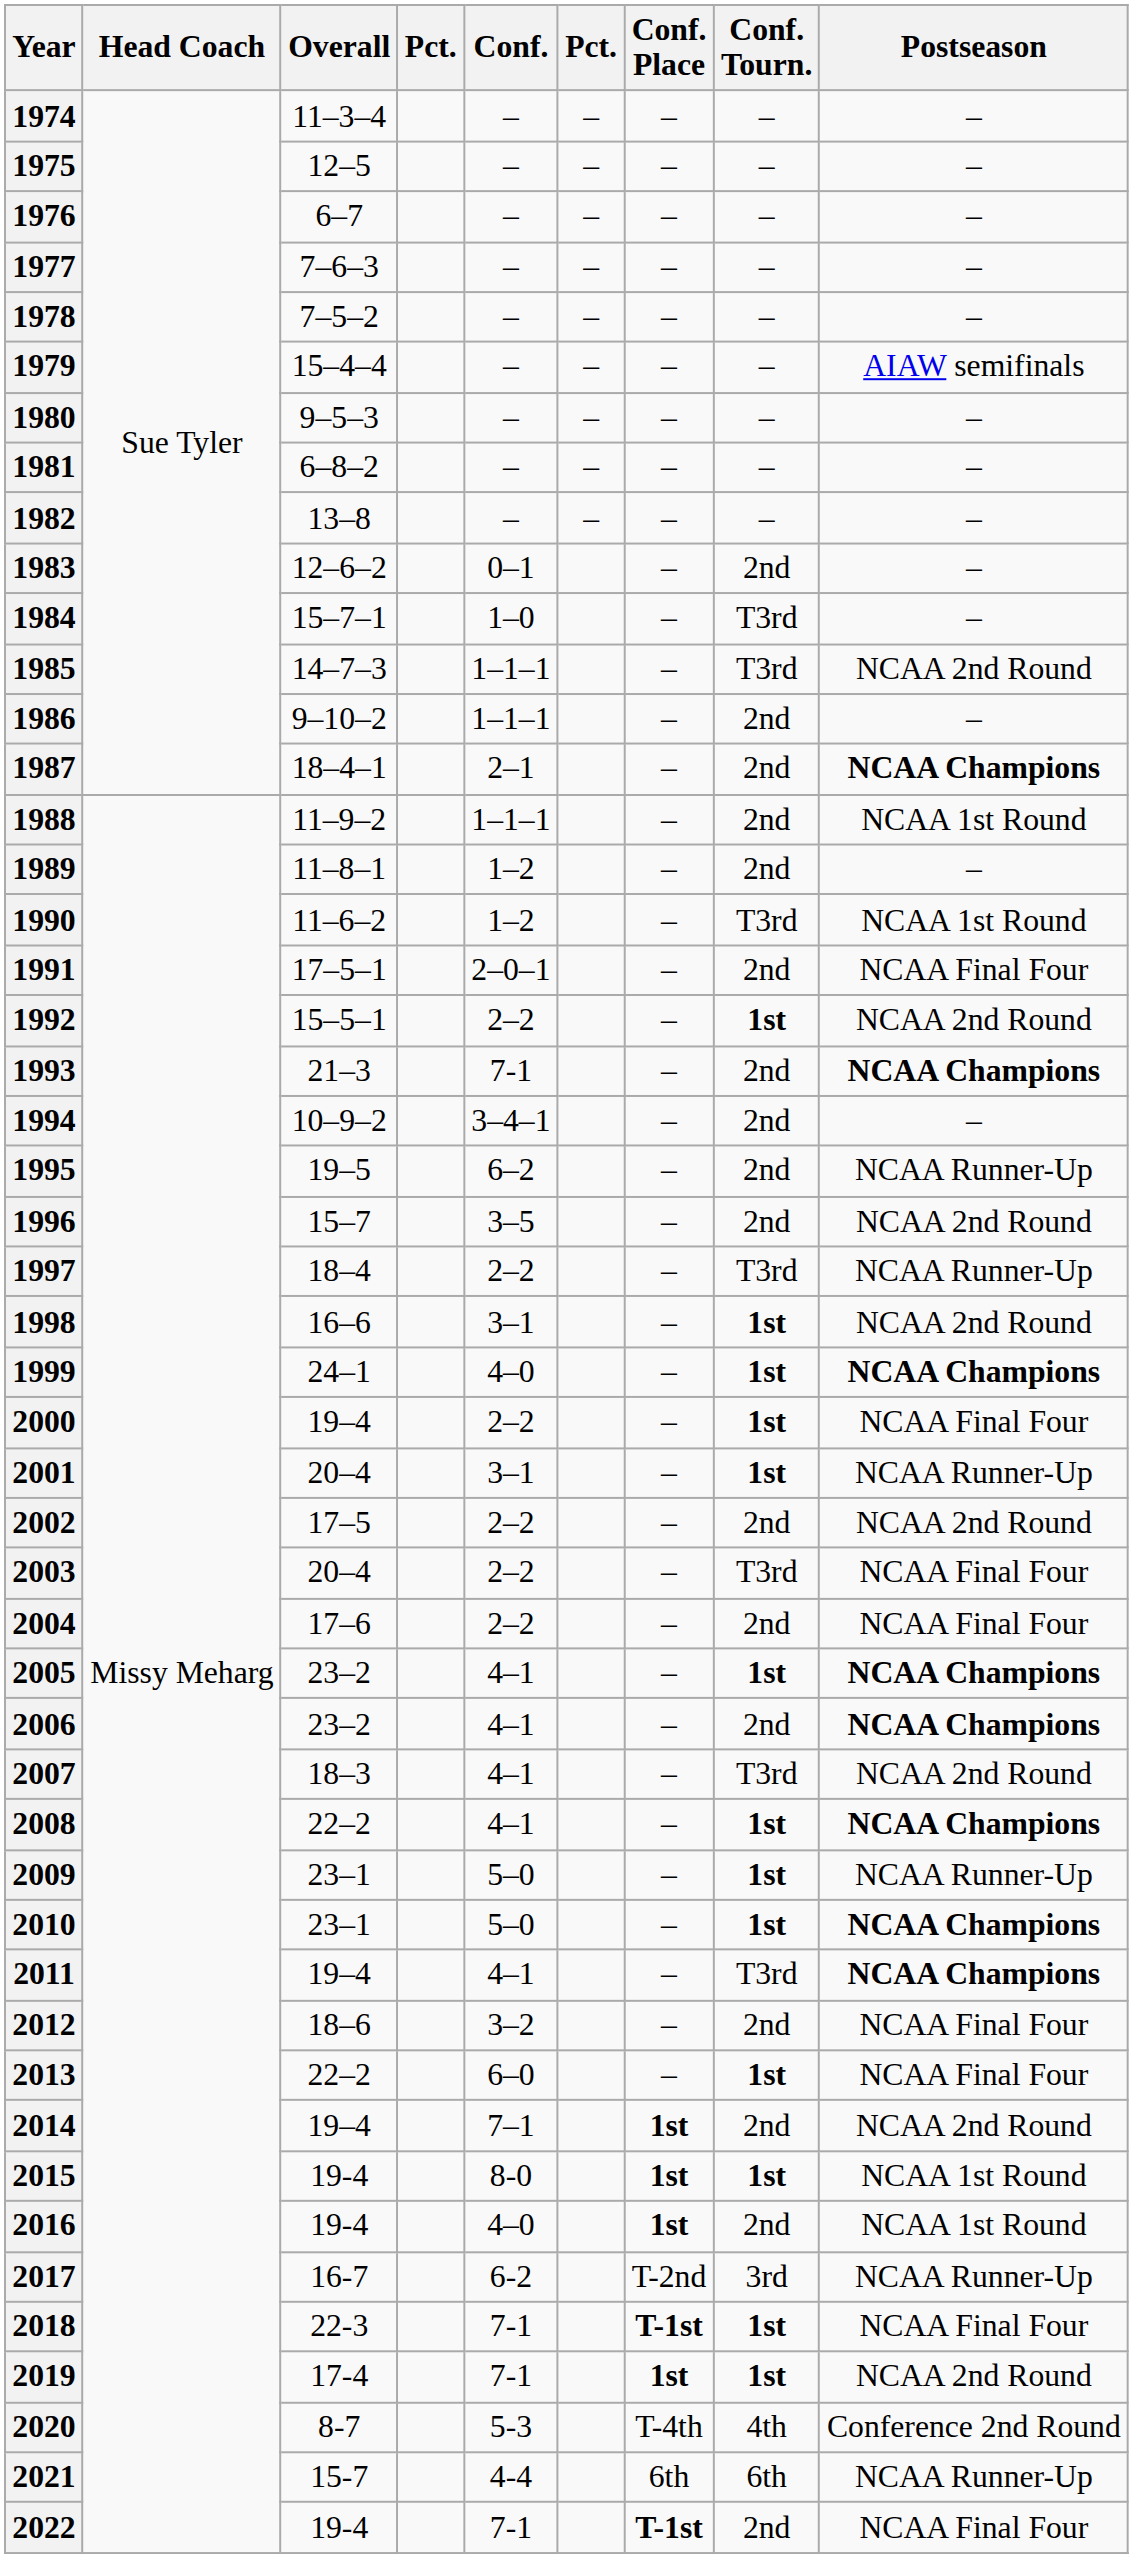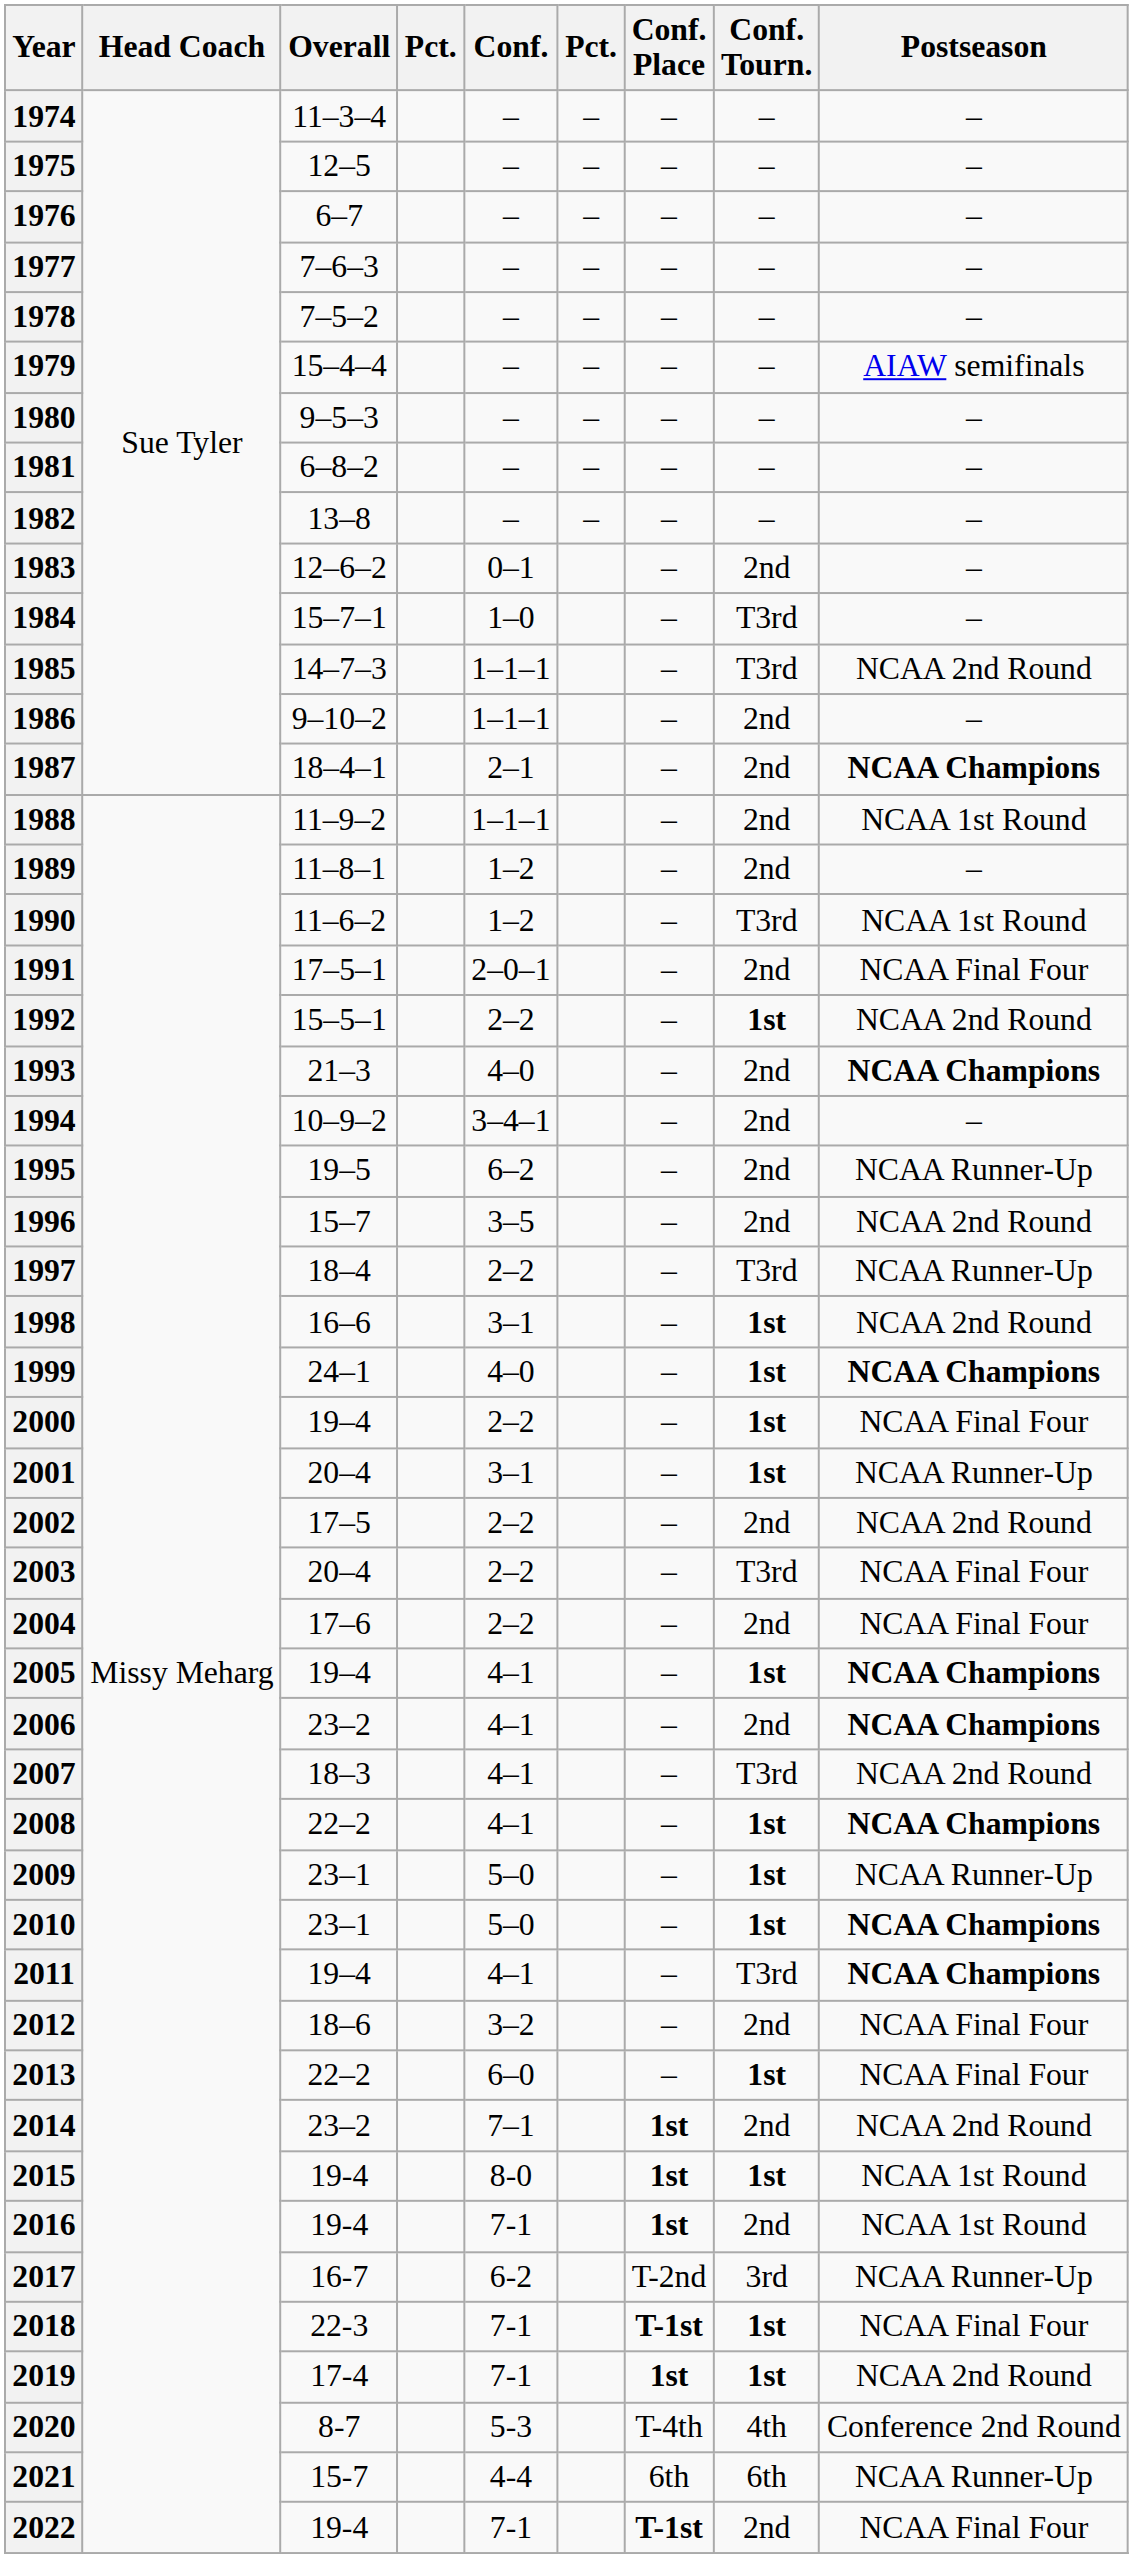(511, 1070) 7-1 -> (511, 1070) 4–0
(339, 1673) 23–2 -> (339, 1673) 19–4
(339, 2125) 19–4 -> (339, 2125) 23–2
(511, 2225) 4–0 -> (511, 2225) 7-1
